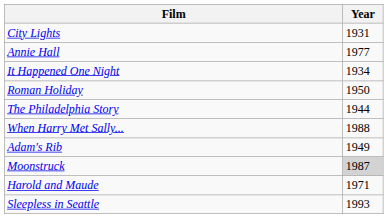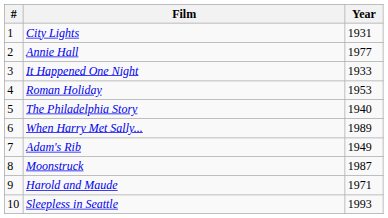+ column: (14, 14)
(358, 71) 1934 -> (360, 71) 1933
(358, 90) 1950 -> (360, 90) 1953
(358, 109) 1944 -> (360, 109) 1940
(358, 128) 1988 -> (360, 128) 1989
(358, 166) lightgrey background -> (360, 166) no background
